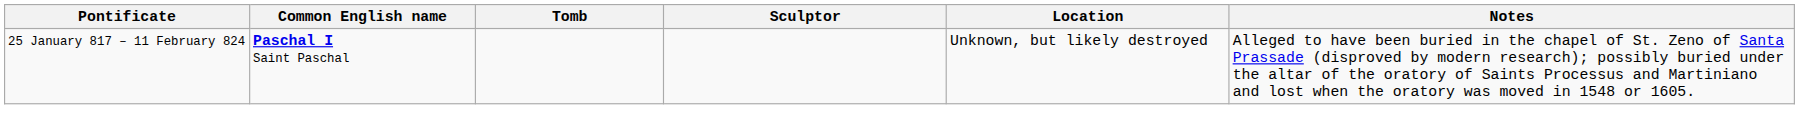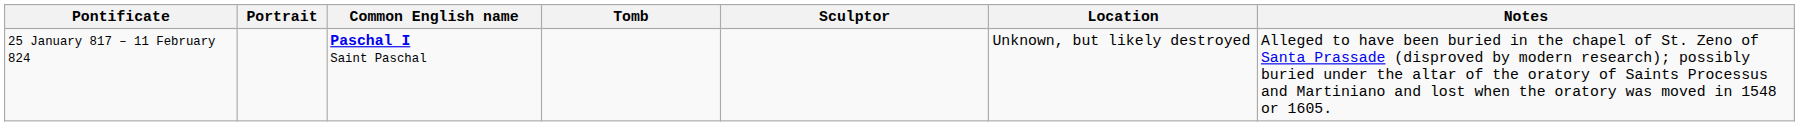+ column: (282, 17)
